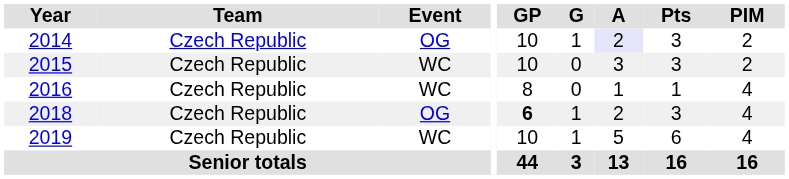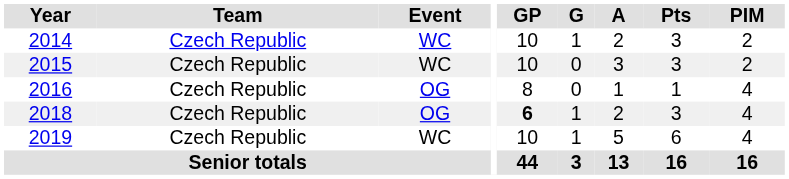(435, 40) OG -> (435, 40) WC
(619, 40) lavender background -> (619, 40) no background
(435, 89) WC -> (435, 89) OG
